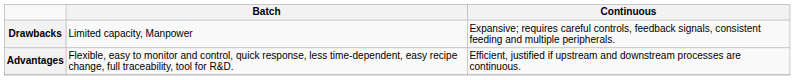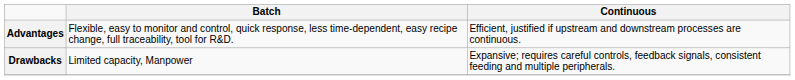rows swapped: (35, 61) <-> (35, 34)
